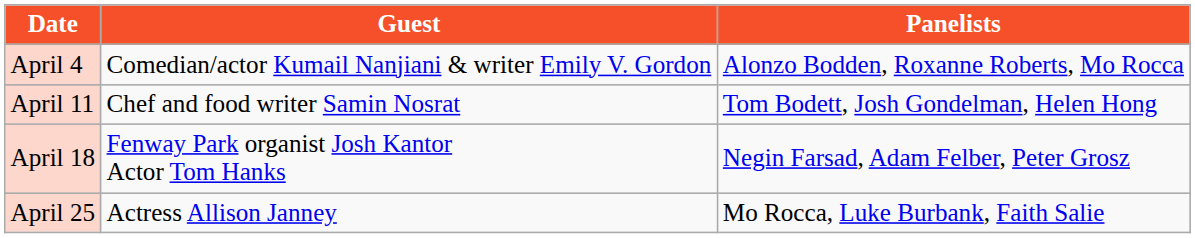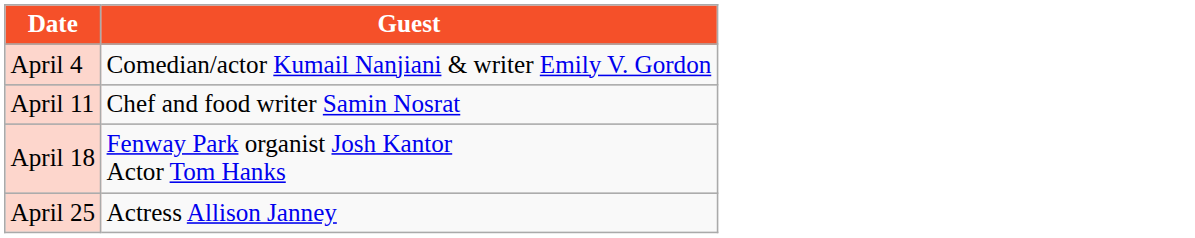- column: (953, 24)
